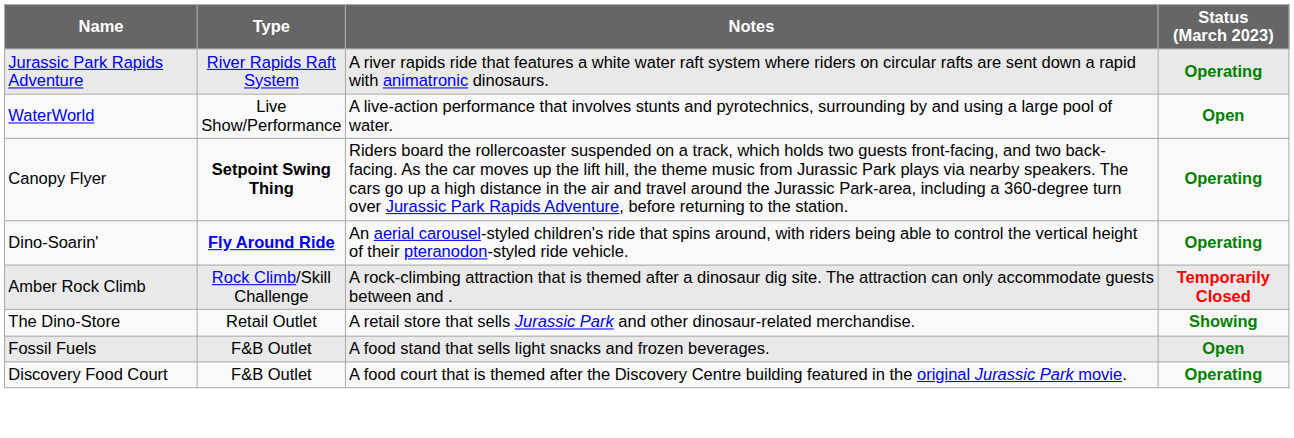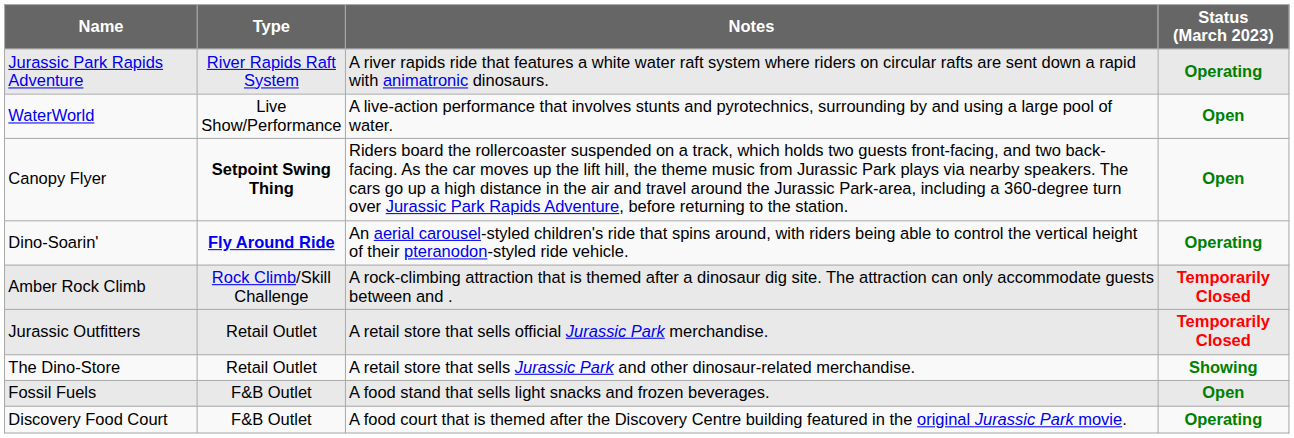(1223, 179) Operating -> (1223, 179) Open
+ row: (74, 331)
